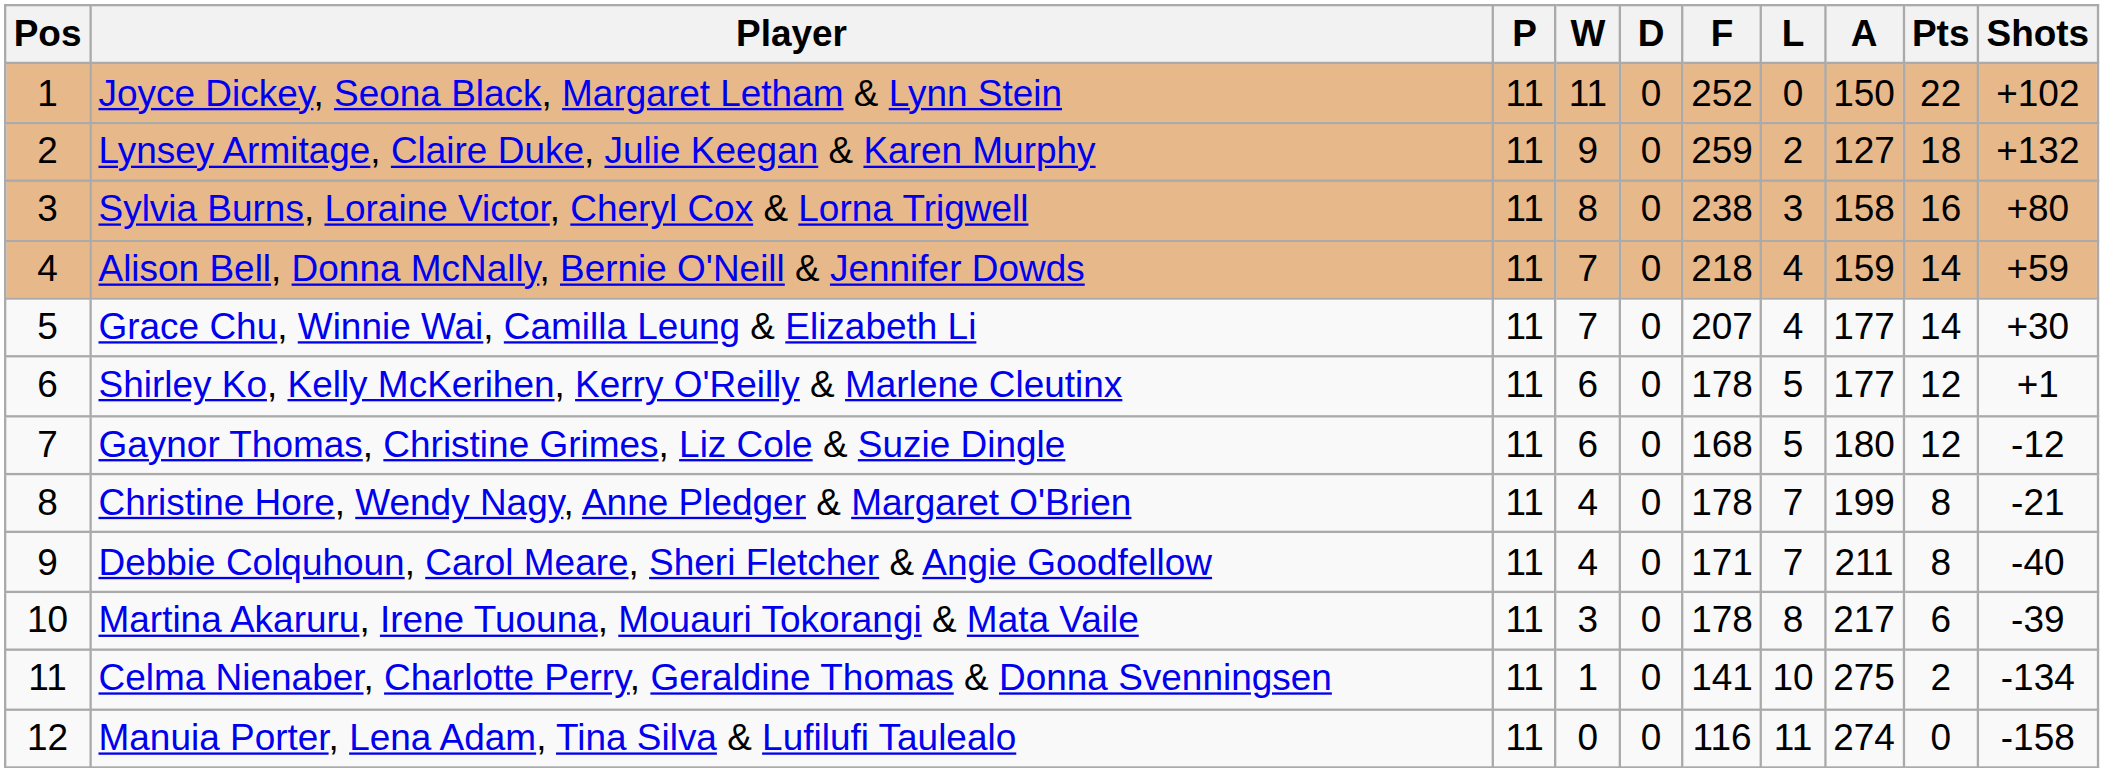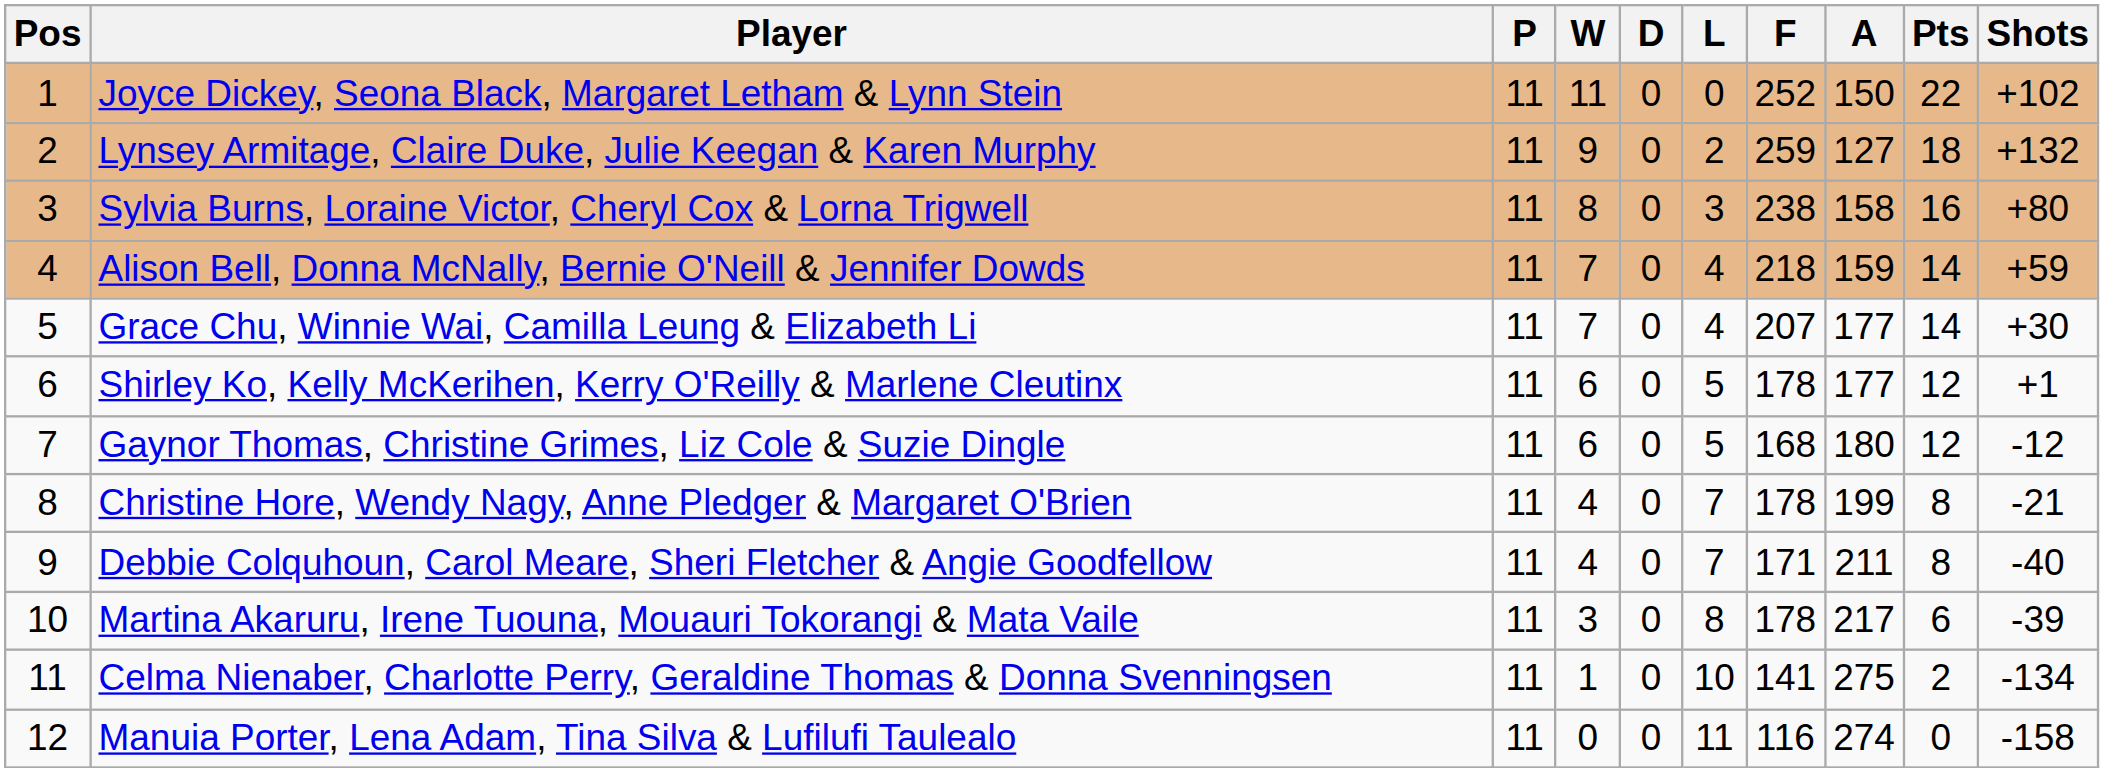columns swapped: (1793, 33) <-> (1722, 33)
